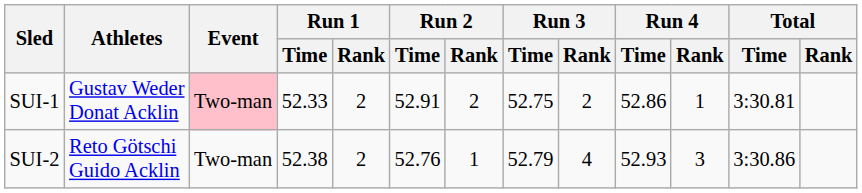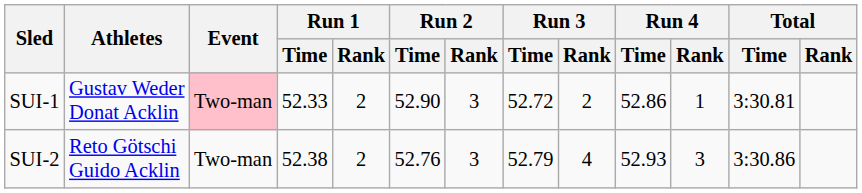(418, 101) 52.91 -> (418, 101) 52.90
(474, 101) 2 -> (474, 101) 3
(530, 101) 52.75 -> (530, 101) 52.72
(474, 159) 1 -> (474, 159) 3
